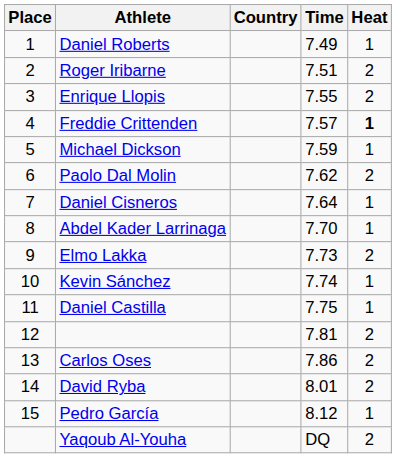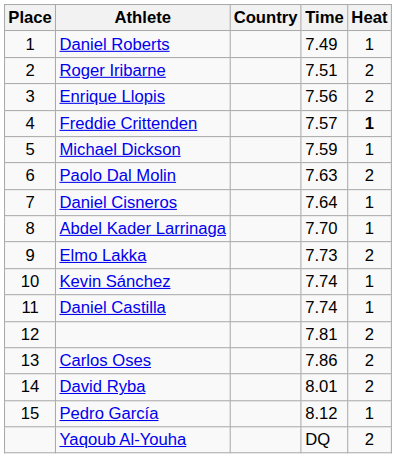(321, 96) 7.55 -> (321, 96) 7.56
(321, 176) 7.62 -> (321, 176) 7.63
(321, 307) 7.75 -> (321, 307) 7.74
